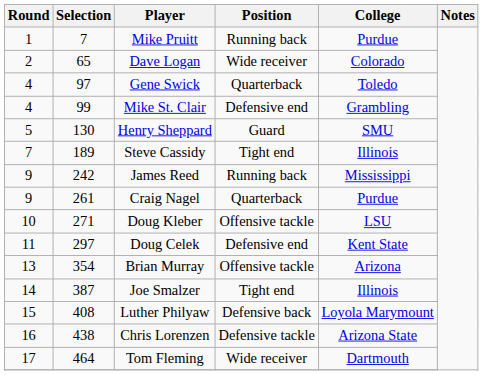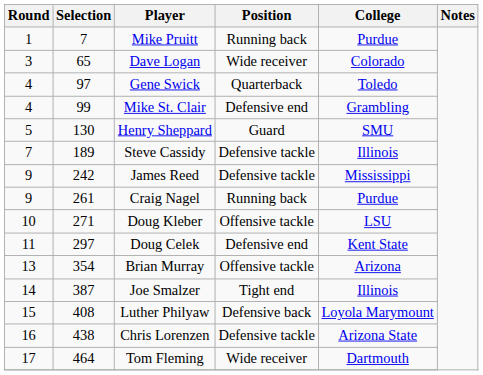(29, 61) 2 -> (29, 61) 3
(267, 152) Tight end -> (267, 152) Defensive tackle
(267, 175) Running back -> (267, 175) Defensive tackle
(267, 198) Quarterback -> (267, 198) Running back
